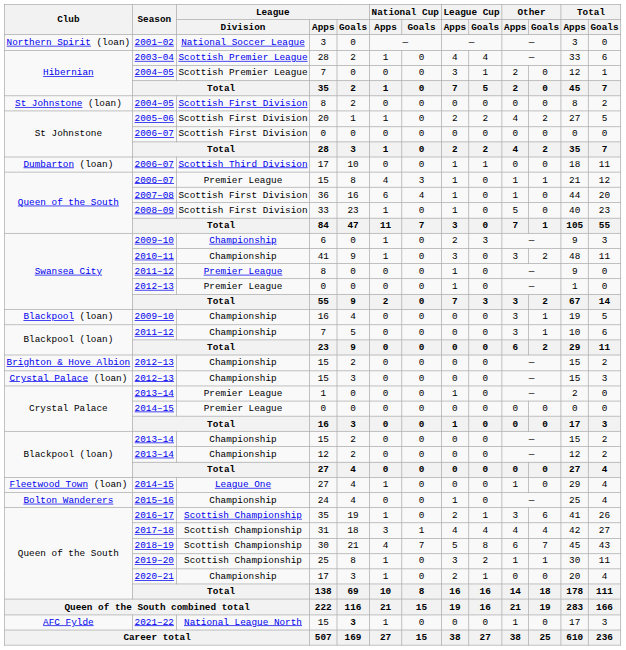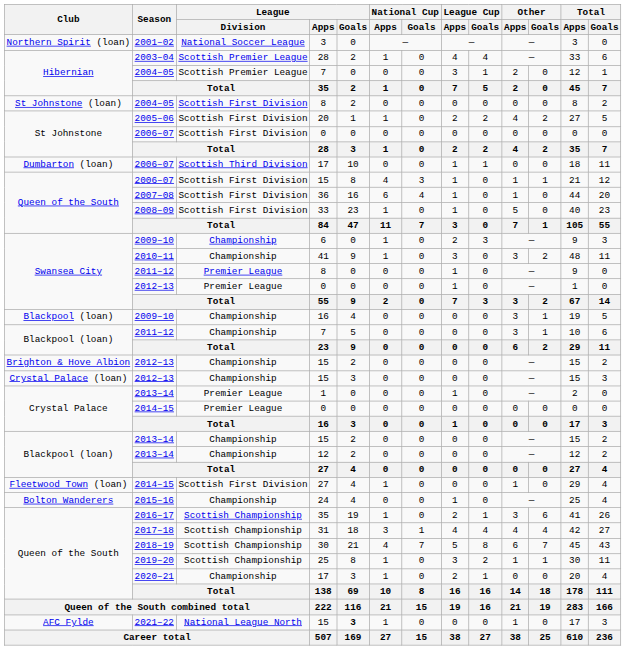(243, 180) Premier League -> (243, 180) Scottish First Division
(243, 485) League One -> (243, 485) Scottish First Division
